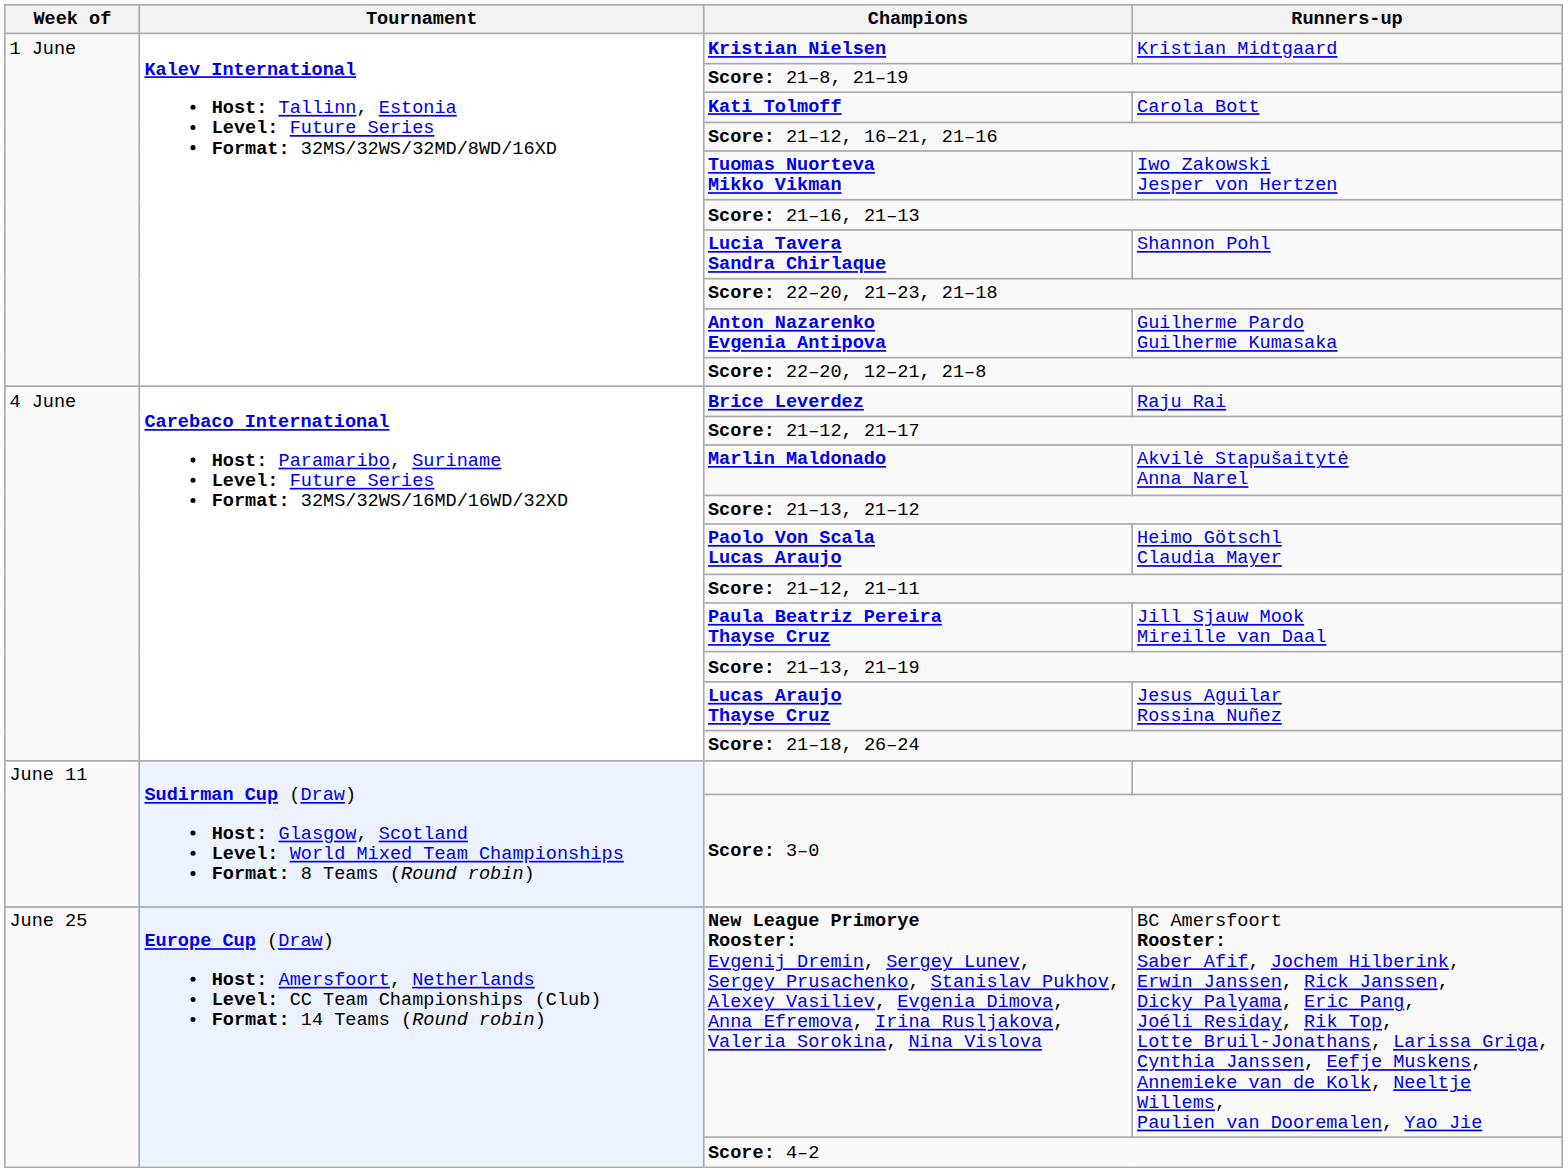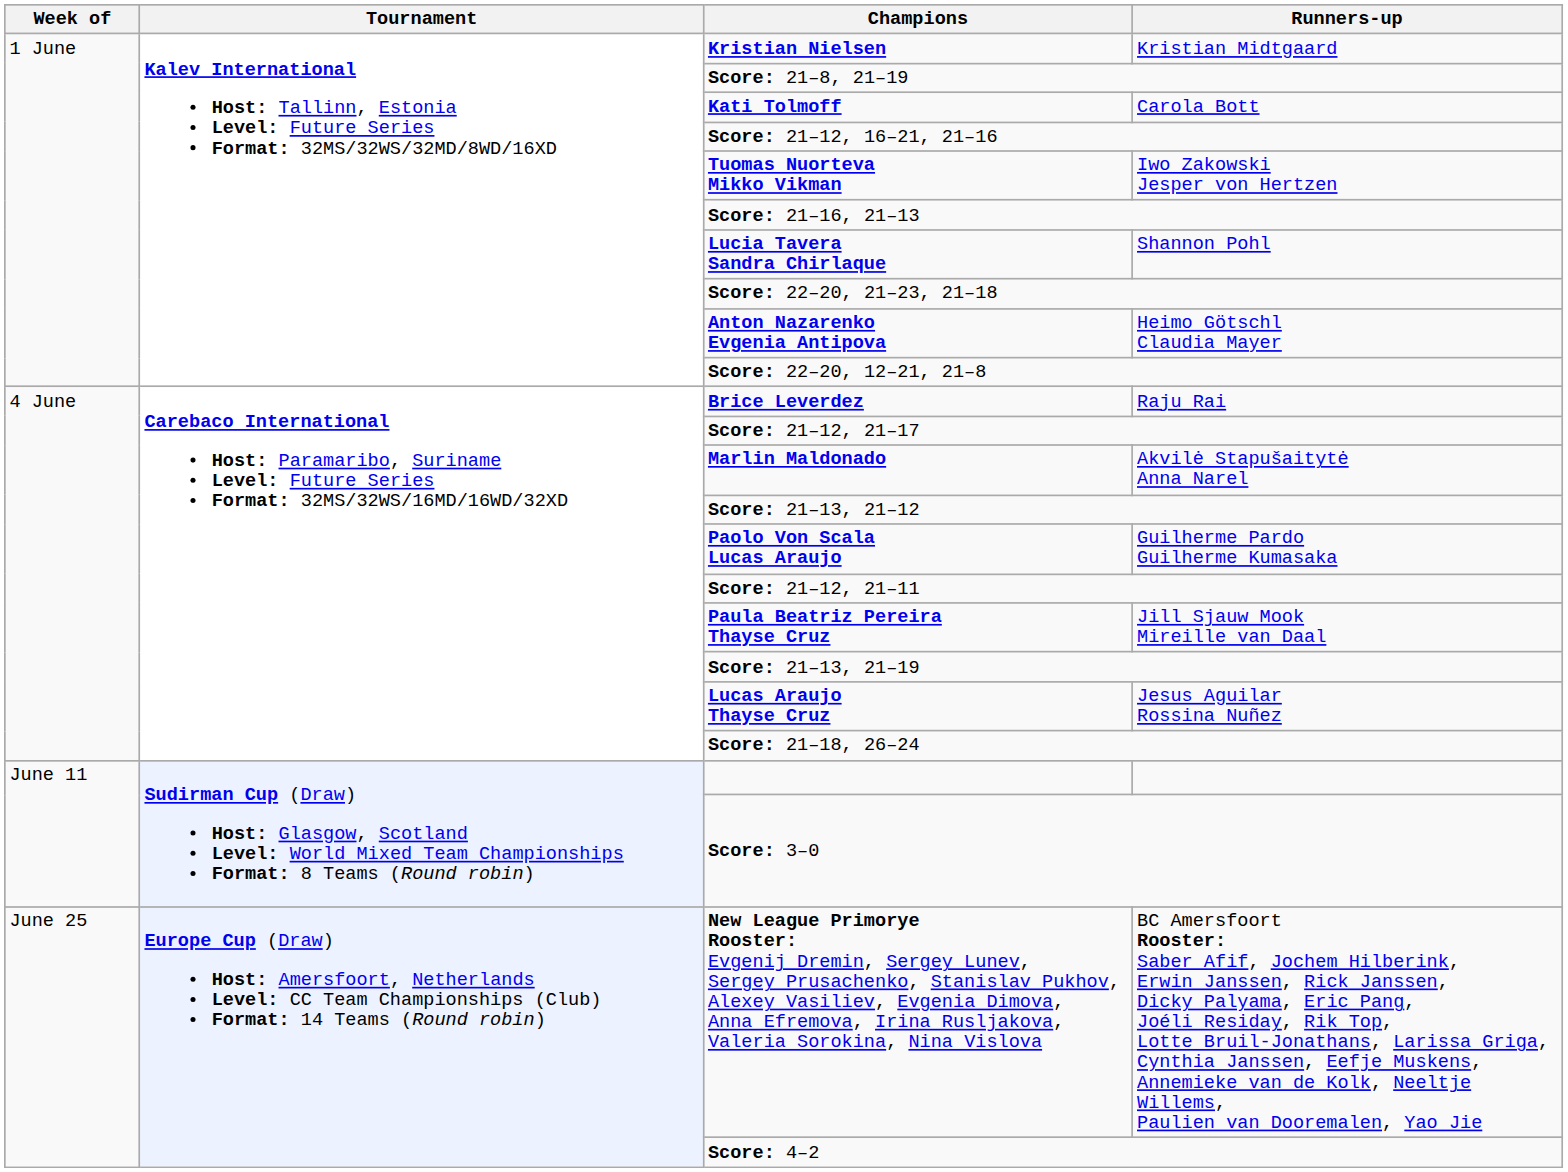(1237, 333) Guilherme Pardo Guilherme Kumasaka -> (1209, 333) Heimo Götschl Claudia Mayer
(1209, 549) Heimo Götschl Claudia Mayer -> (1237, 549) Guilherme Pardo Guilherme Kumasaka
